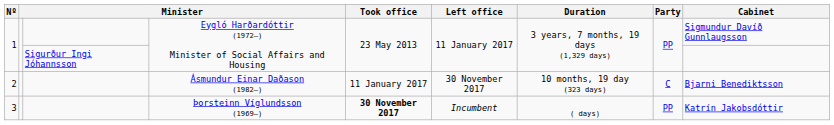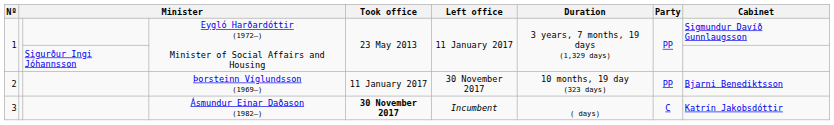(247, 84) Ásmundur Einar Daðason (1982–) -> (247, 84) Þorsteinn Víglundsson (1969–)
(668, 84) C -> (668, 84) PP
(247, 108) Þorsteinn Víglundsson (1969–) -> (247, 108) Ásmundur Einar Daðason (1982–)
(668, 108) PP -> (668, 108) C
